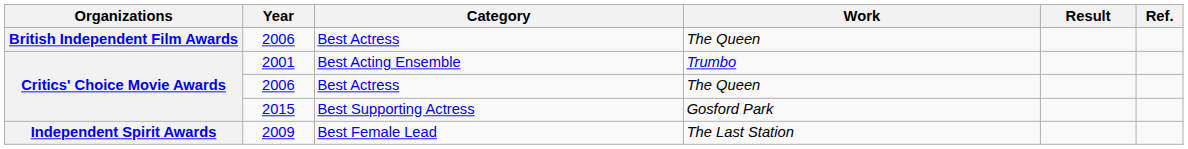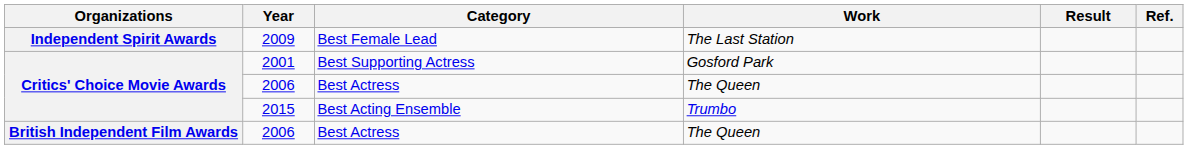rows swapped: (124, 39) <-> (124, 132)
(389, 62) Best Acting Ensemble -> (396, 62) Best Supporting Actress
(711, 62) Trumbo -> (730, 62) Gosford Park
(396, 109) Best Supporting Actress -> (389, 109) Best Acting Ensemble
(730, 109) Gosford Park -> (711, 109) Trumbo
